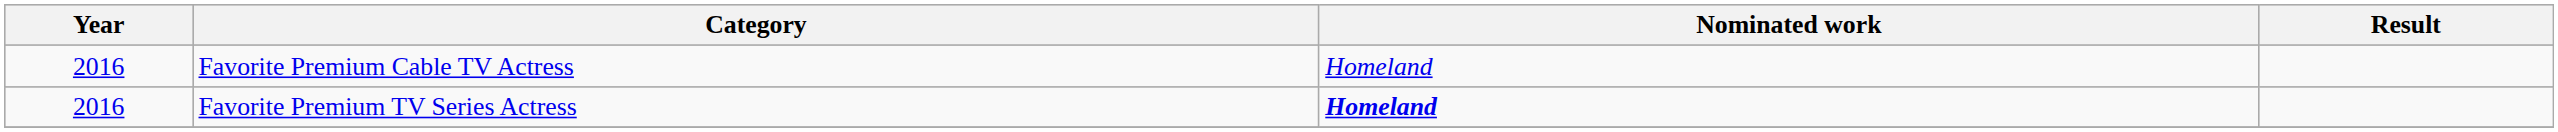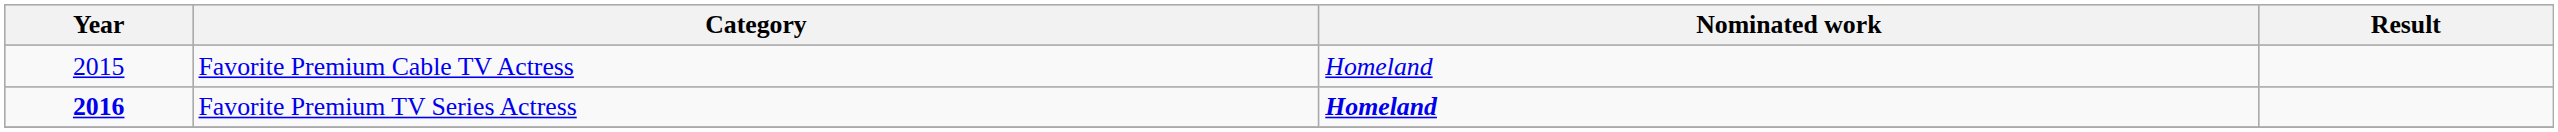(99, 65) 2016 -> (99, 65) 2015
(99, 106) normal -> (99, 106) bold
